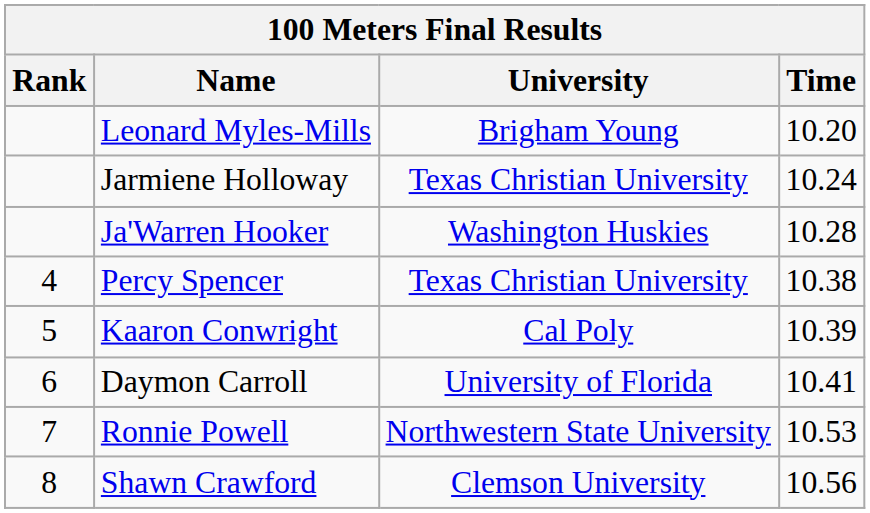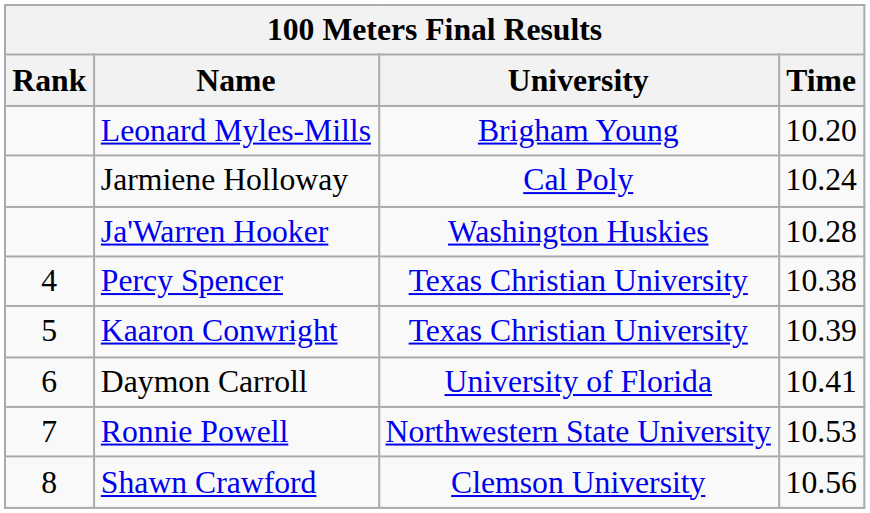(578, 180) Texas Christian University -> (578, 180) Cal Poly
(578, 331) Cal Poly -> (578, 331) Texas Christian University
